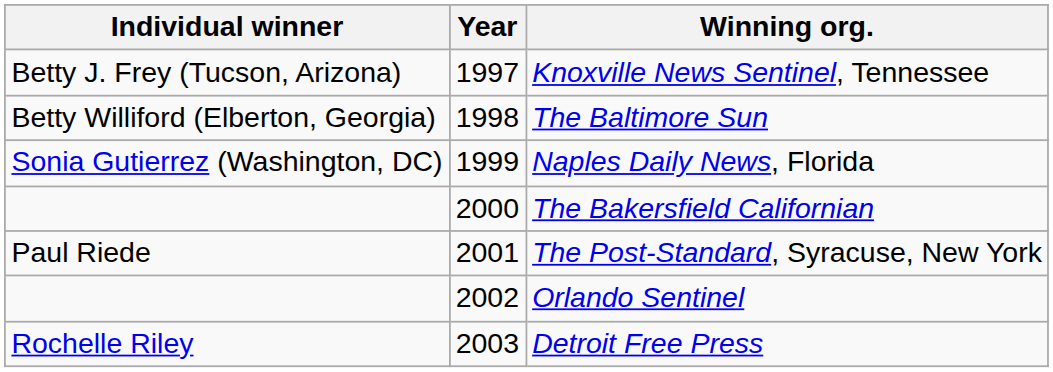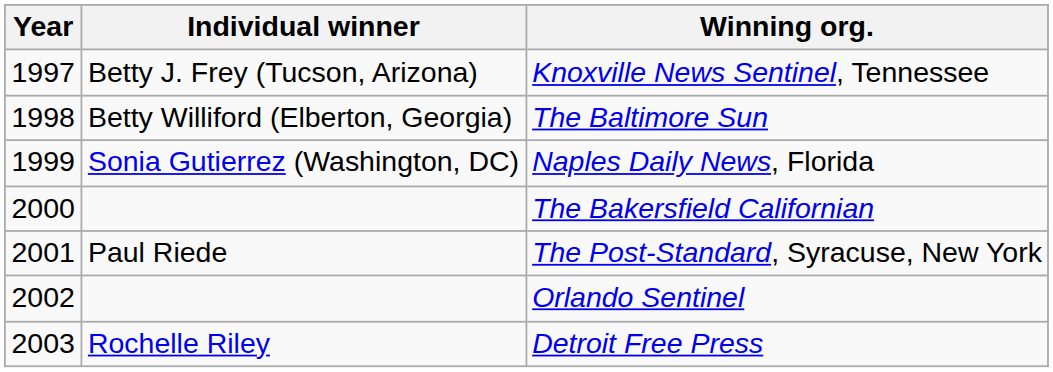columns swapped: (487, 27) <-> (227, 27)
